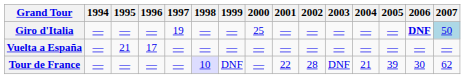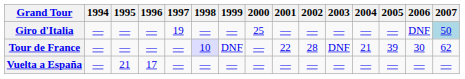(420, 30) bold -> (419, 30) normal
rows swapped: (44, 64) <-> (44, 47)
